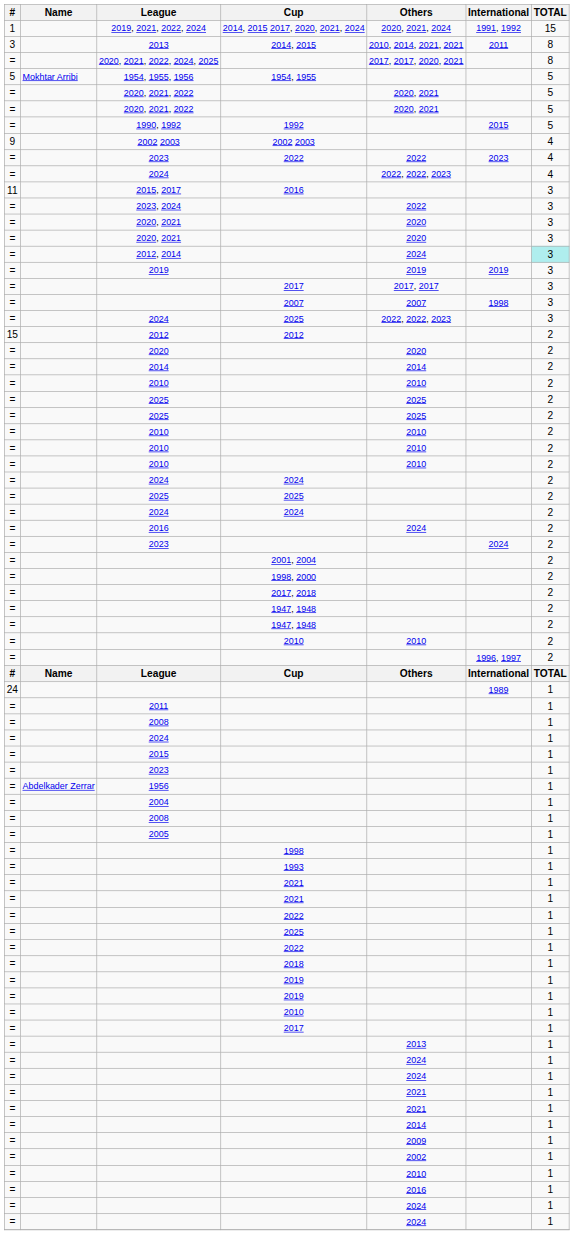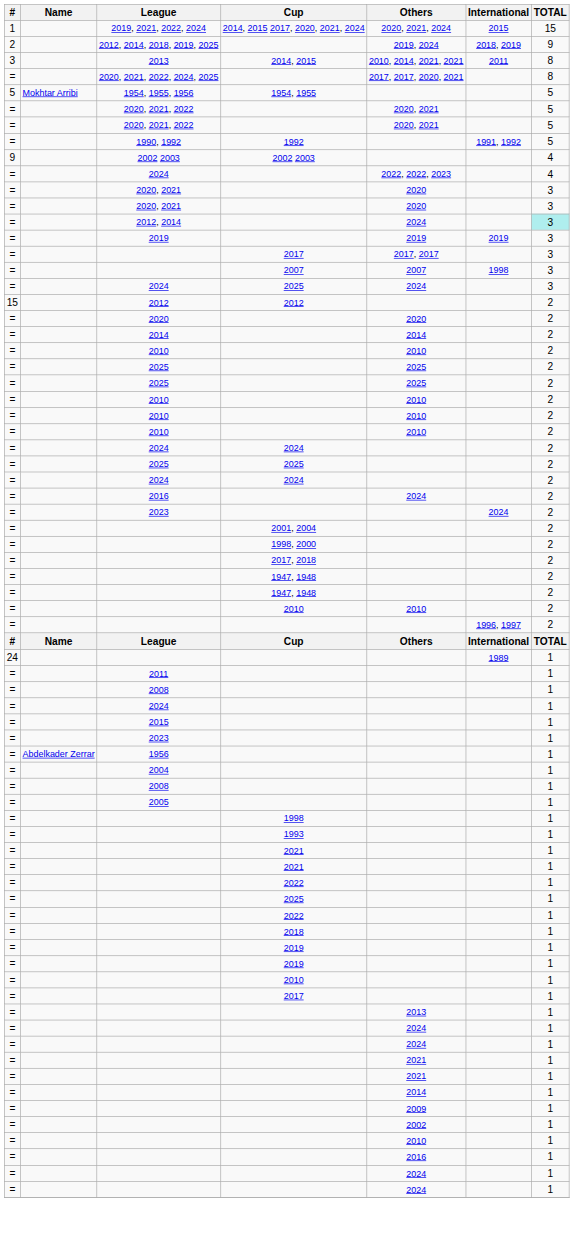(499, 29) 1991, 1992 -> (499, 29) 2015
+ row: (159, 45)
(499, 125) 2015 -> (499, 142) 1991, 1992
- row: (159, 158)
- row: (159, 190)
- row: (159, 206)
(416, 319) 2022, 2022, 2023 -> (416, 287) 2024
